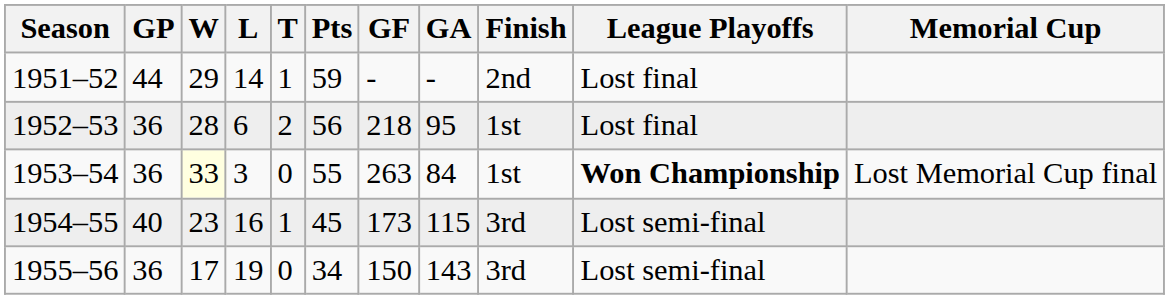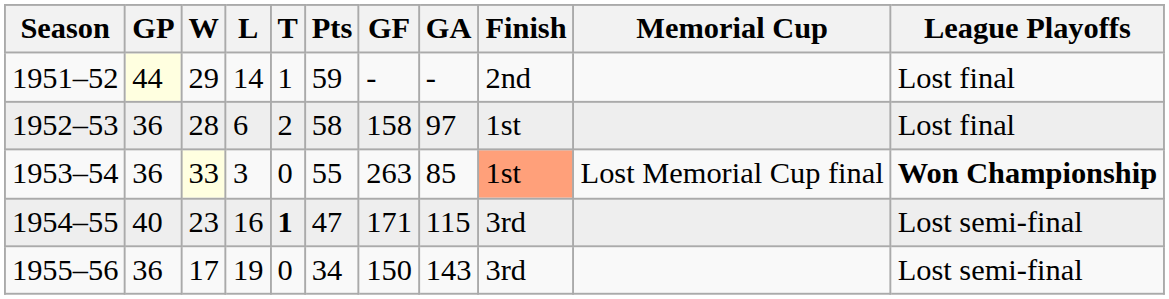columns swapped: (710, 28) <-> (1006, 28)
(148, 76) no background -> (148, 76) lightyellow background
(327, 125) 56 -> (327, 125) 58
(389, 125) 218 -> (389, 125) 158
(441, 125) 95 -> (441, 125) 97
(441, 173) 84 -> (441, 173) 85
(503, 173) no background -> (503, 173) lightsalmon background
(285, 221) normal -> (285, 221) bold
(327, 221) 45 -> (327, 221) 47
(389, 221) 173 -> (389, 221) 171
